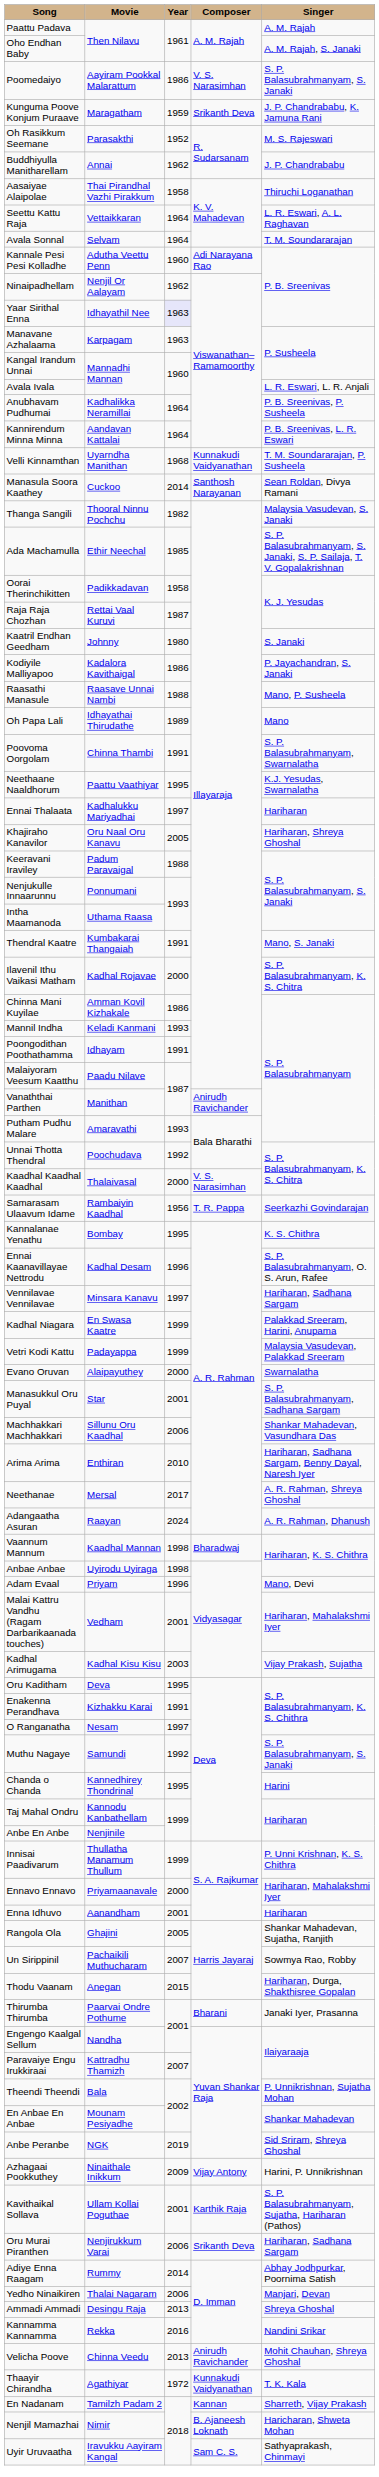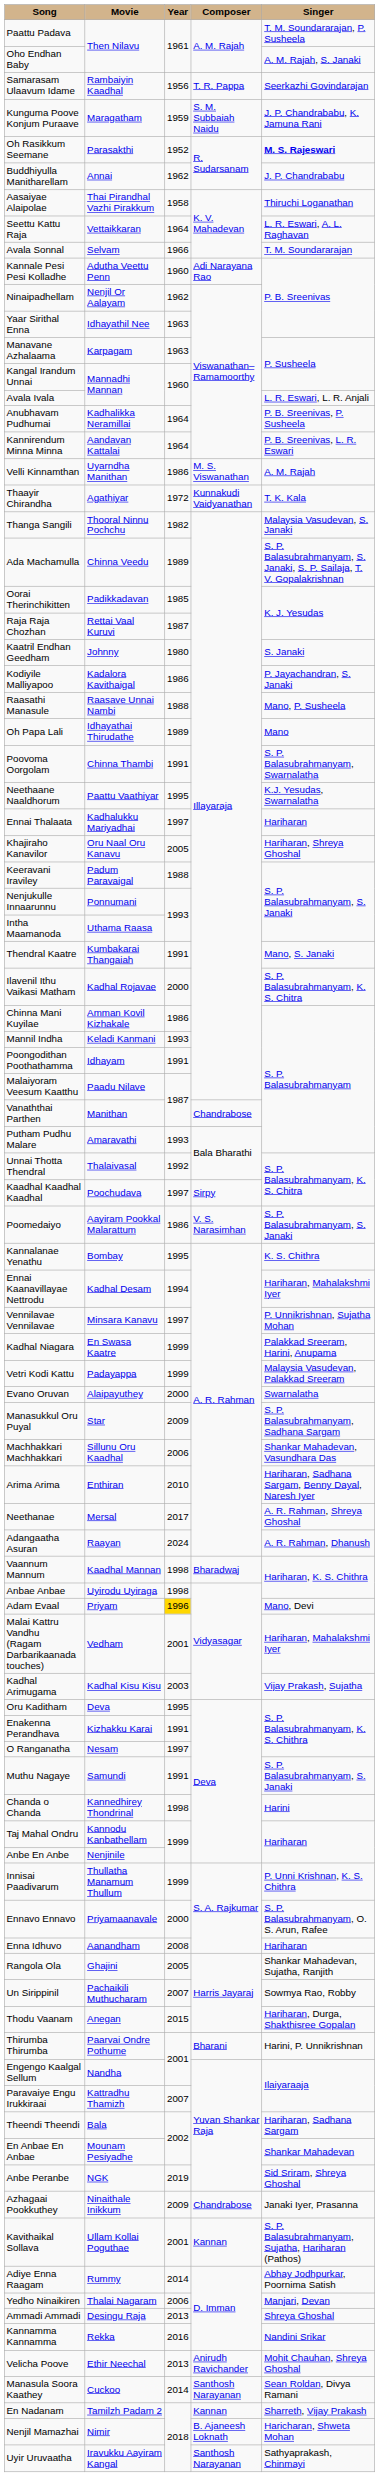(290, 27) A. M. Rajah -> (315, 33) T. M. Soundararajan, P. Susheela
rows swapped: (41, 1208) <-> (34, 80)
(224, 112) Srikanth Deva -> (214, 118) S. M. Subbaiah Naidu
(298, 139) normal -> (300, 150) bold
(178, 239) 1964 -> (178, 250) 1966
(178, 313) lavender background -> (178, 324) no background
(178, 461) 1968 -> (178, 472) 1986
(223, 461) Kunnakudi Vaidyanathan -> (221, 472) M. S. Viswanathan
(315, 461) T. M. Soundararajan, P. Susheela -> (290, 472) A. M. Rajah
rows swapped: (29, 2383) <-> (42, 487)
(116, 551) Ethir Neechal -> (118, 562) Chinna Veedu
(178, 551) 1985 -> (178, 562) 1989
(178, 588) 1958 -> (178, 599) 1985
(221, 1102) Anirudh Ravichander -> (222, 1113) Chandrabose
(114, 1155) Poochudava -> (112, 1166) Thalaivasal
(112, 1181) Thalaivasal -> (114, 1192) Poochudava
(178, 1181) 2000 -> (178, 1192) 1997
(219, 1181) V. S. Narasimhan -> (204, 1192) Sirpy
(178, 1266) 1996 -> (178, 1288) 1994
(315, 1266) S. P. Balasubrahmanyam, O. S. Arun, Rafee -> (317, 1288) Hariharan, Mahalakshmi Iyer
(308, 1298) Hariharan, Sadhana Sargam -> (317, 1320) P. Unnikrishnan, Sujatha Mohan
(178, 1399) 2001 -> (178, 1421) 2009
(178, 1584) no background -> (178, 1606) gold background
(178, 1754) 1992 -> (178, 1775) 1991
(178, 1785) 1995 -> (178, 1807) 1998
(317, 1891) Hariharan, Mahalakshmi Iyer -> (315, 1919) S. P. Balasubrahmanyam, O. S. Arun, Rafee
(178, 1912) 2001 -> (178, 1945) 2008
(311, 2013) Janaki Iyer, Prasanna -> (313, 2046) Harini, P. Unnikrishnan
(317, 2092) P. Unnikrishnan, Sujatha Mohan -> (308, 2125) Hariharan, Sadhana Sargam
(220, 2171) Vijay Antony -> (222, 2204) Chandrabose
(313, 2171) Harini, P. Unnikrishnan -> (311, 2204) Janaki Iyer, Prasanna
(220, 2209) Karthik Raja -> (210, 2242) Kannan
- row: (28, 2246)
(118, 2357) Chinna Veedu -> (116, 2363) Ethir Neechal
(215, 2451) Sam C. S. -> (217, 2458) Santhosh Narayanan
